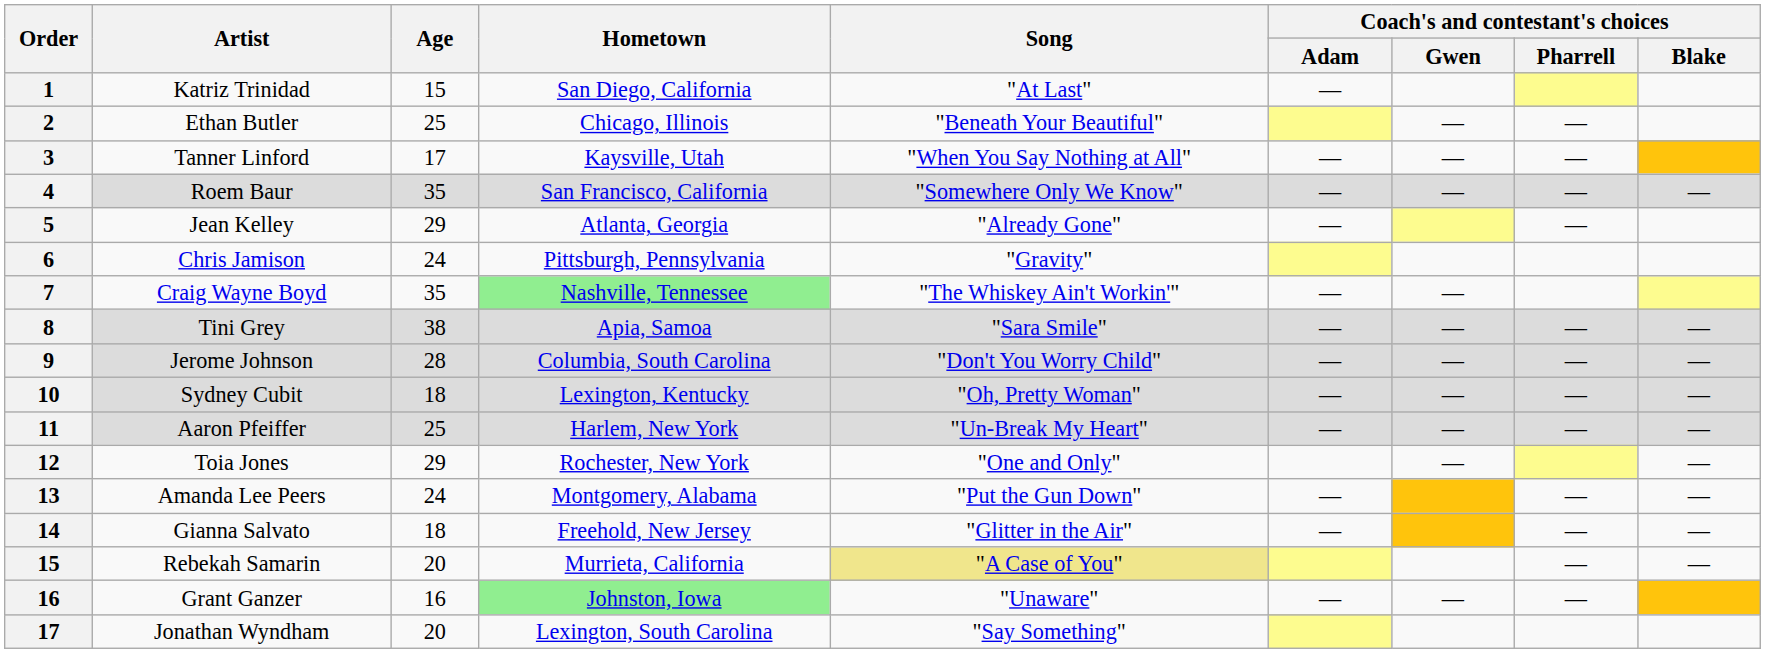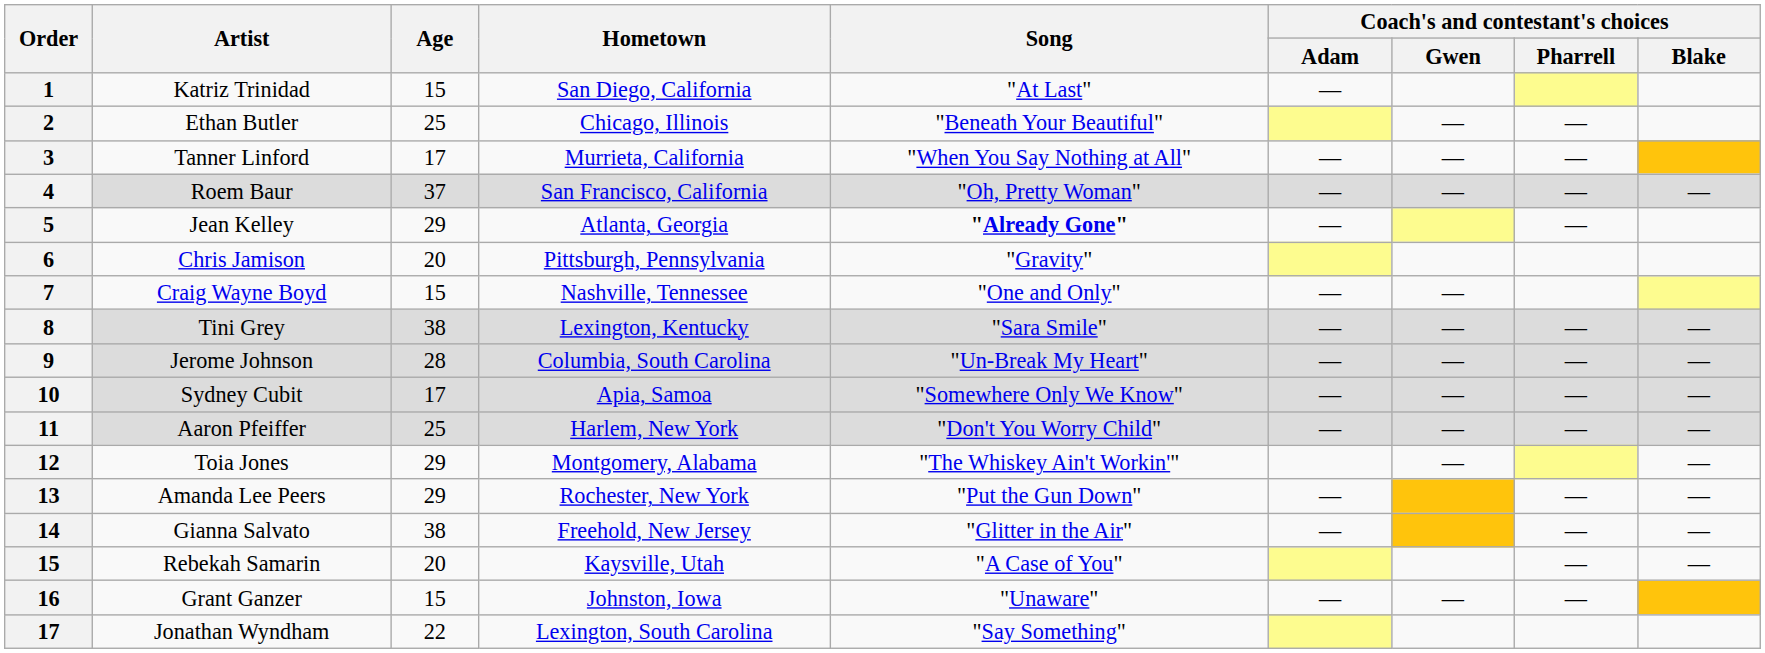(654, 157) Kaysville, Utah -> (654, 157) Murrieta, California
(435, 191) 35 -> (435, 191) 37
(1049, 191) "Somewhere Only We Know" -> (1049, 191) "Oh, Pretty Woman"
(1049, 225) normal -> (1049, 225) bold
(435, 259) 24 -> (435, 259) 20
(435, 293) 35 -> (435, 293) 15
(654, 293) lightgreen background -> (654, 293) no background
(1049, 293) "The Whiskey Ain't Workin'" -> (1049, 293) "One and Only"
(654, 327) Apia, Samoa -> (654, 327) Lexington, Kentucky
(1049, 360) "Don't You Worry Child" -> (1049, 360) "Un-Break My Heart"
(435, 394) 18 -> (435, 394) 17
(654, 394) Lexington, Kentucky -> (654, 394) Apia, Samoa
(1049, 394) "Oh, Pretty Woman" -> (1049, 394) "Somewhere Only We Know"
(1049, 428) "Un-Break My Heart" -> (1049, 428) "Don't You Worry Child"
(654, 462) Rochester, New York -> (654, 462) Montgomery, Alabama
(1049, 462) "One and Only" -> (1049, 462) "The Whiskey Ain't Workin'"
(435, 496) 24 -> (435, 496) 29
(654, 496) Montgomery, Alabama -> (654, 496) Rochester, New York
(435, 530) 18 -> (435, 530) 38
(654, 564) Murrieta, California -> (654, 564) Kaysville, Utah
(1049, 564) khaki background -> (1049, 564) no background
(435, 598) 16 -> (435, 598) 15
(654, 598) lightgreen background -> (654, 598) no background
(435, 631) 20 -> (435, 631) 22
